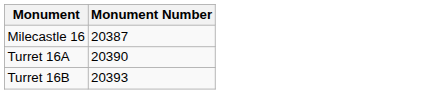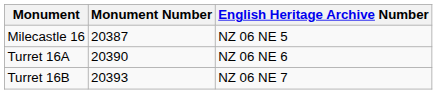+ column: (324, 15)
